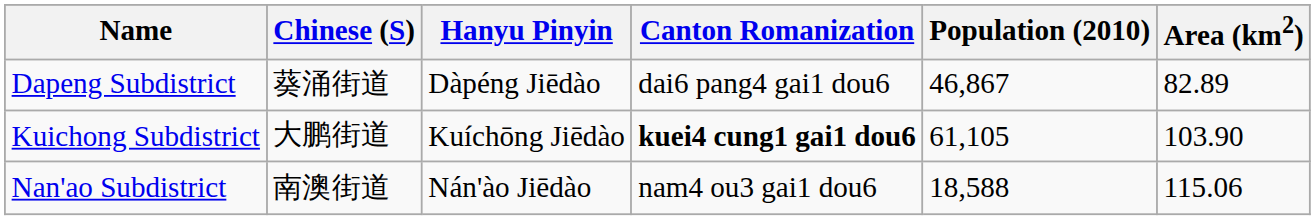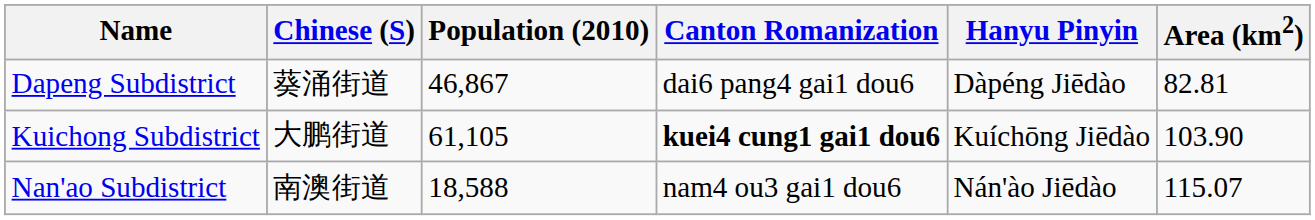columns swapped: (527, 31) <-> (1040, 31)
(1196, 84) 82.89 -> (1196, 84) 82.81
(1203, 187) 115.06 -> (1203, 187) 115.07
